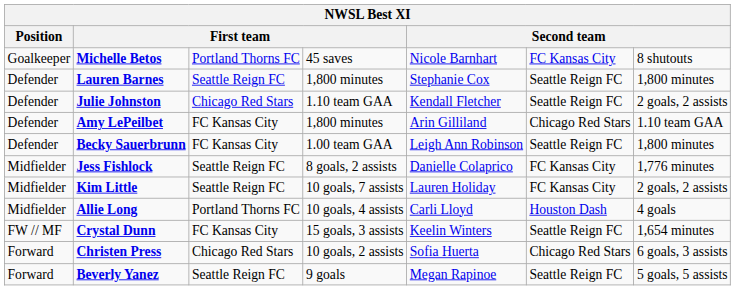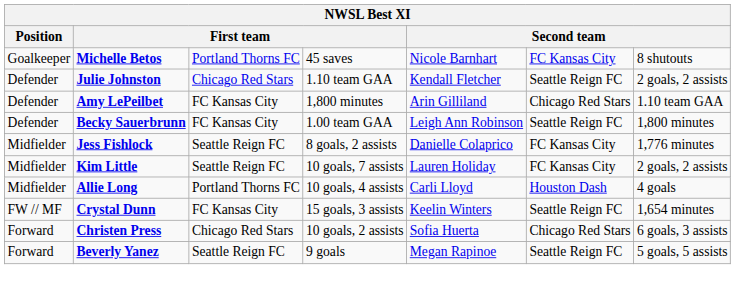- row: (120, 79)
